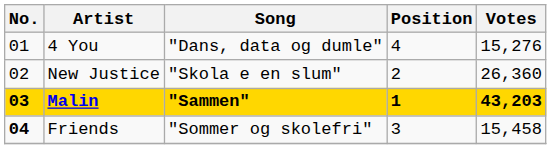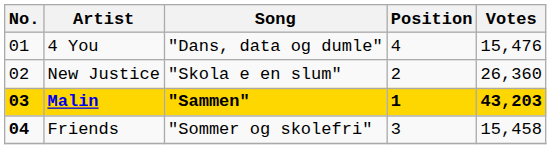(511, 46) 15,276 -> (511, 46) 15,476
